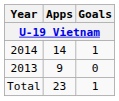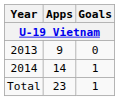rows swapped: (24, 68) <-> (24, 50)
